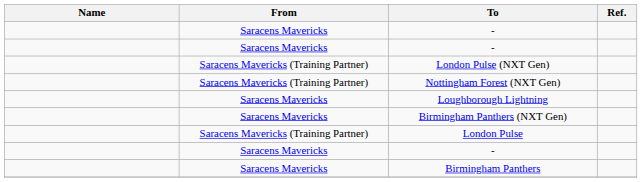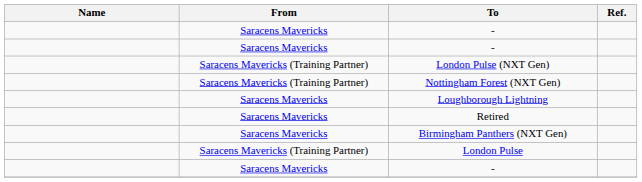+ row: (284, 116)
- row: (284, 168)
